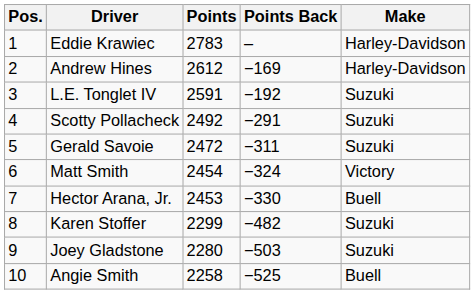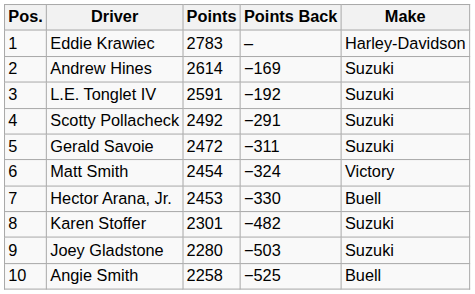(205, 69) 2612 -> (205, 69) 2614
(405, 69) Harley-Davidson -> (369, 69) Suzuki
(205, 224) 2299 -> (205, 224) 2301
